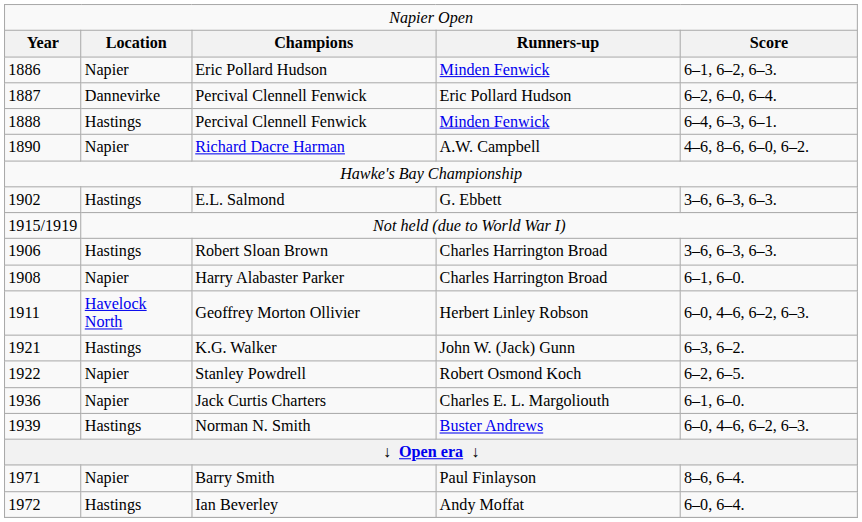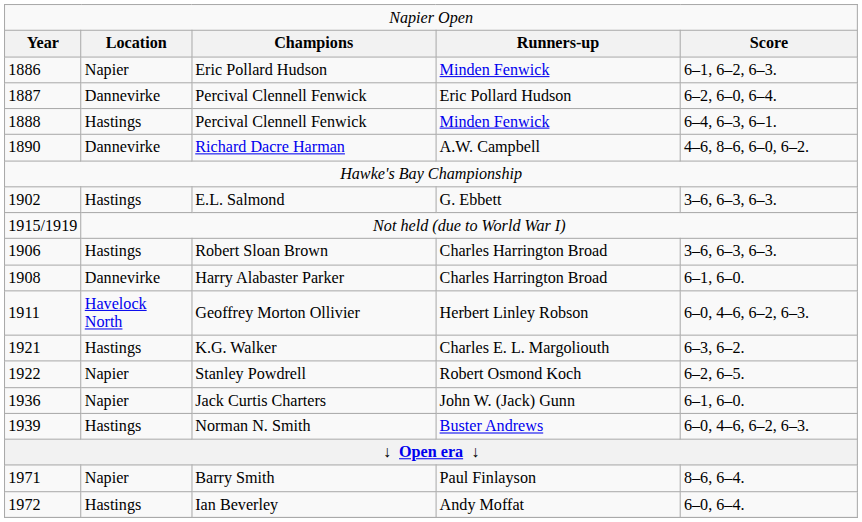(107, 147) Napier -> (122, 147) Dannevirke
(107, 277) Napier -> (122, 277) Dannevirke
(507, 347) John W. (Jack) Gunn -> (524, 347) Charles E. L. Margoliouth
(524, 399) Charles E. L. Margoliouth -> (507, 399) John W. (Jack) Gunn
